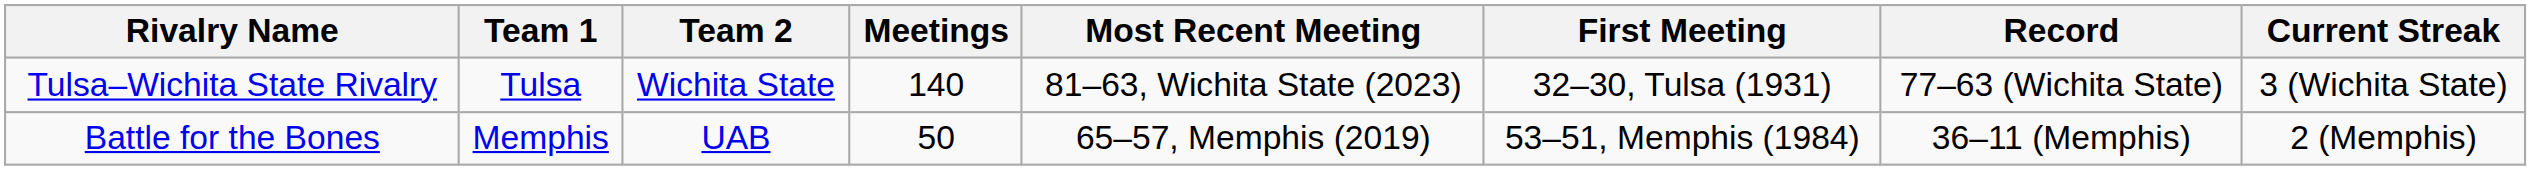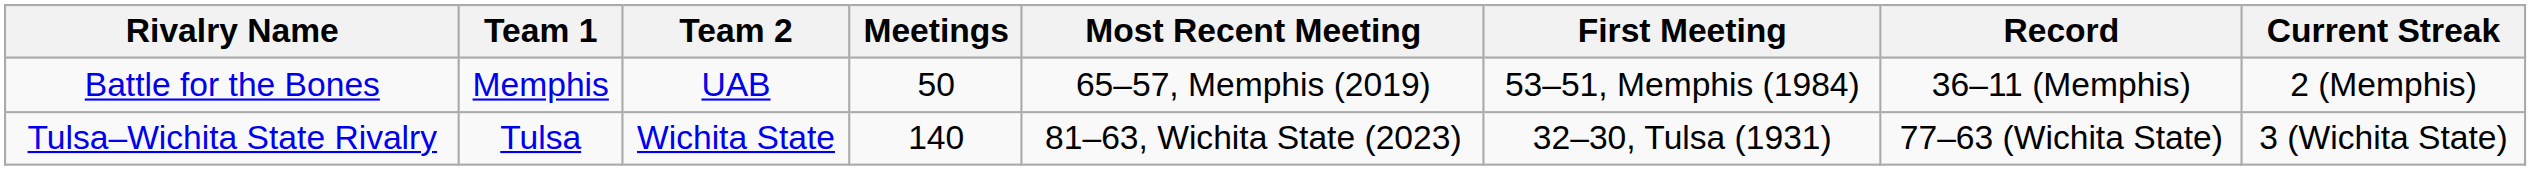rows swapped: (232, 137) <-> (232, 84)
